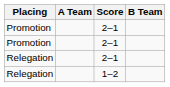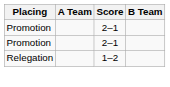- row: (30, 58)
